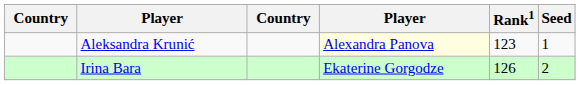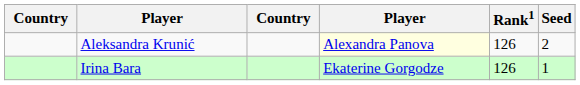(504, 44) 123 -> (504, 44) 126
(545, 44) 1 -> (545, 44) 2
(545, 68) 2 -> (545, 68) 1
